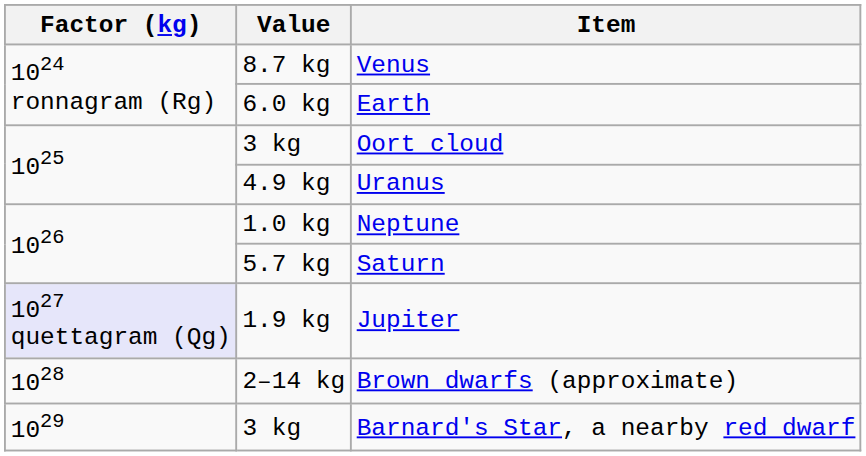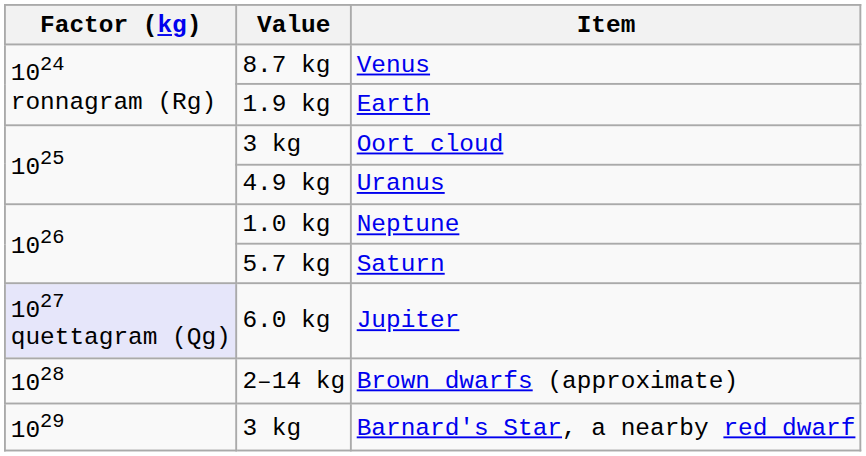(286, 105) 6.0 kg -> (286, 105) 1.9 kg
(286, 321) 1.9 kg -> (286, 321) 6.0 kg
